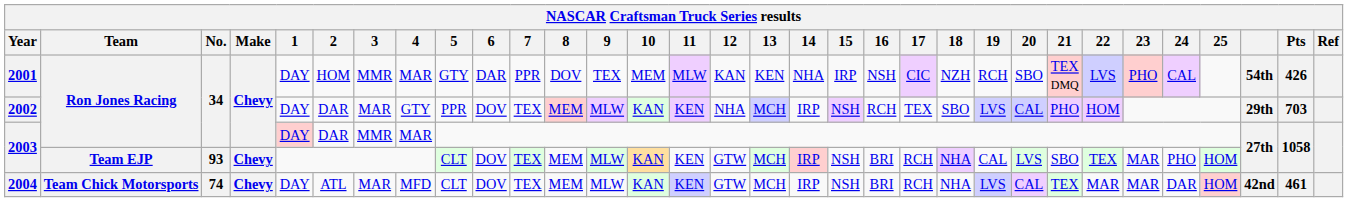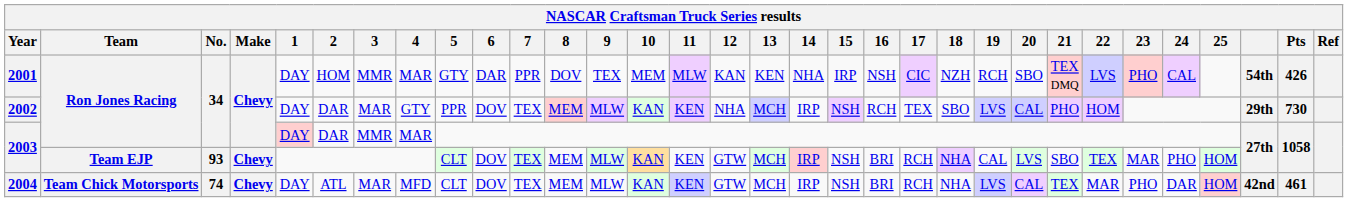(1296, 109) 703 -> (1296, 109) 730
(1143, 184) MAR -> (1143, 184) PHO
